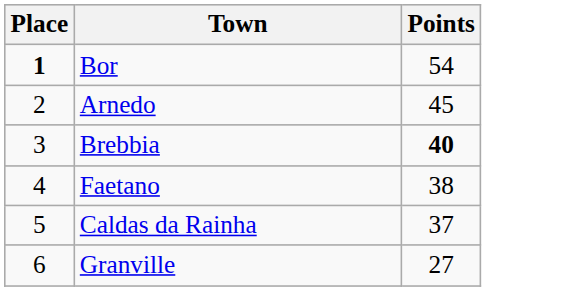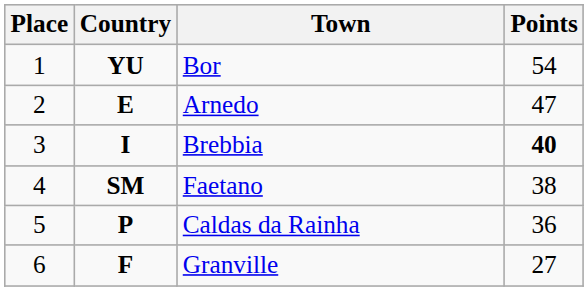+ column: (125, 24)
(39, 64) bold -> (39, 64) normal
(441, 104) 45 -> (544, 104) 47
(441, 225) 37 -> (544, 225) 36
